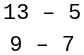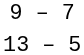rows swapped: (42, 13) <-> (42, 45)
